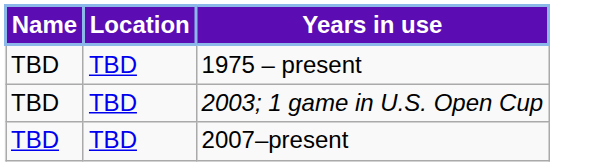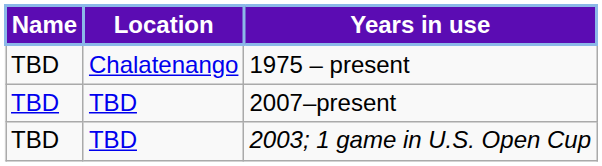(113, 64) TBD -> (164, 64) Chalatenango
rows swapped: (372, 102) <-> (275, 140)
